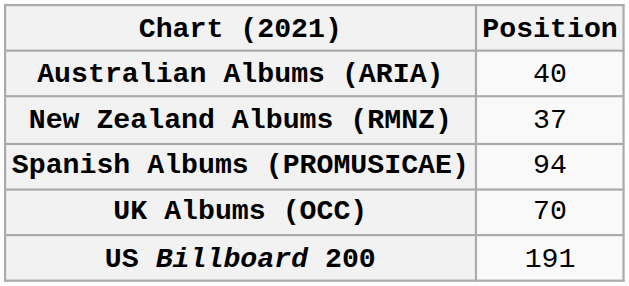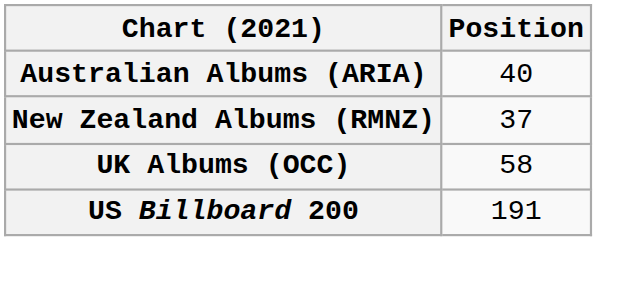- row: (240, 166)
(550, 212) 70 -> (516, 166) 58
